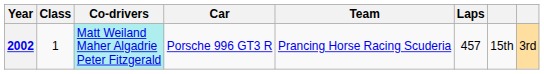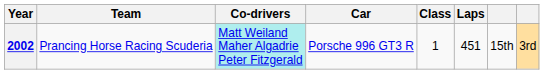columns swapped: (365, 14) <-> (55, 14)
(471, 46) 457 -> (471, 46) 451
